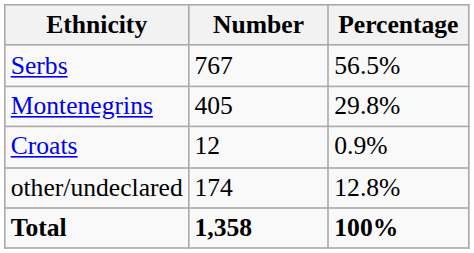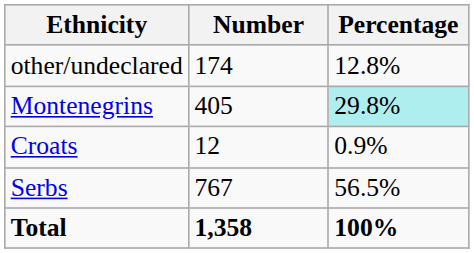rows swapped: (39, 65) <-> (97, 187)
(367, 106) no background -> (367, 106) paleturquoise background
